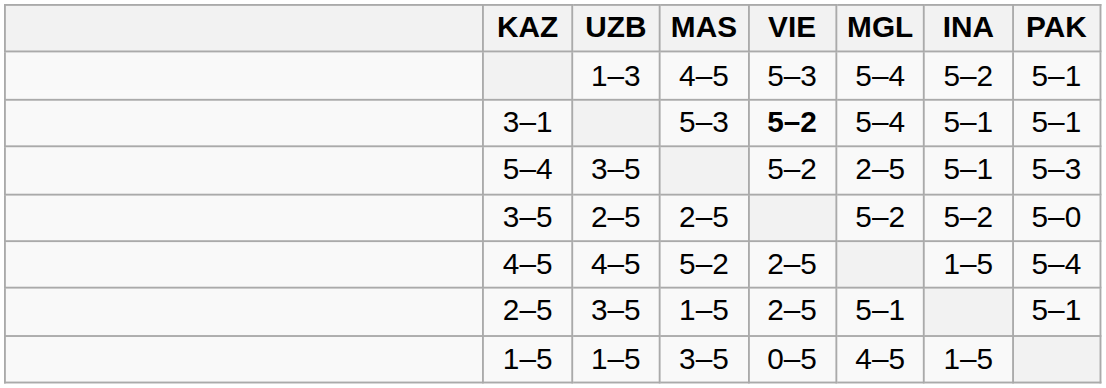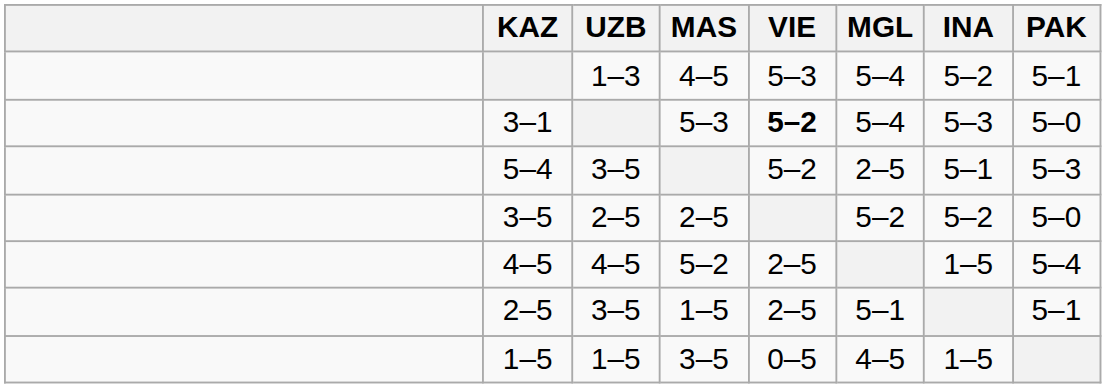(968, 122) 5–1 -> (968, 122) 5–3
(1056, 122) 5–1 -> (1056, 122) 5–0
